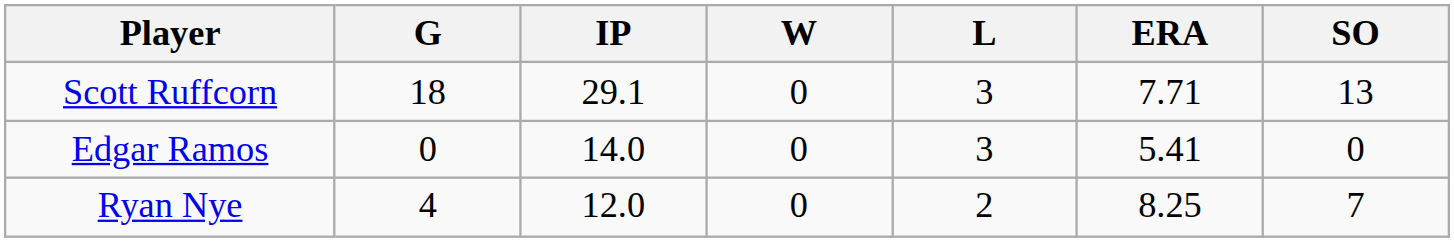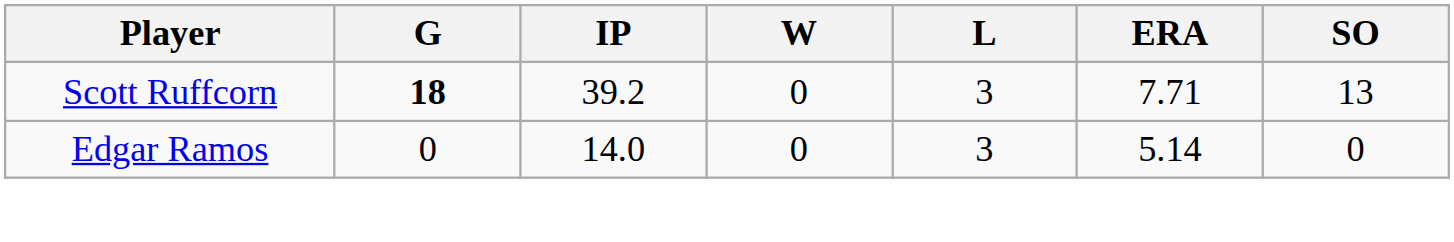(428, 90) normal -> (428, 90) bold
(613, 90) 29.1 -> (613, 90) 39.2
(1170, 148) 5.41 -> (1170, 148) 5.14
- row: (170, 206)
